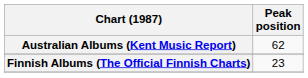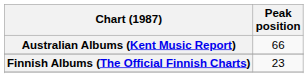(278, 44) 62 -> (278, 44) 66
